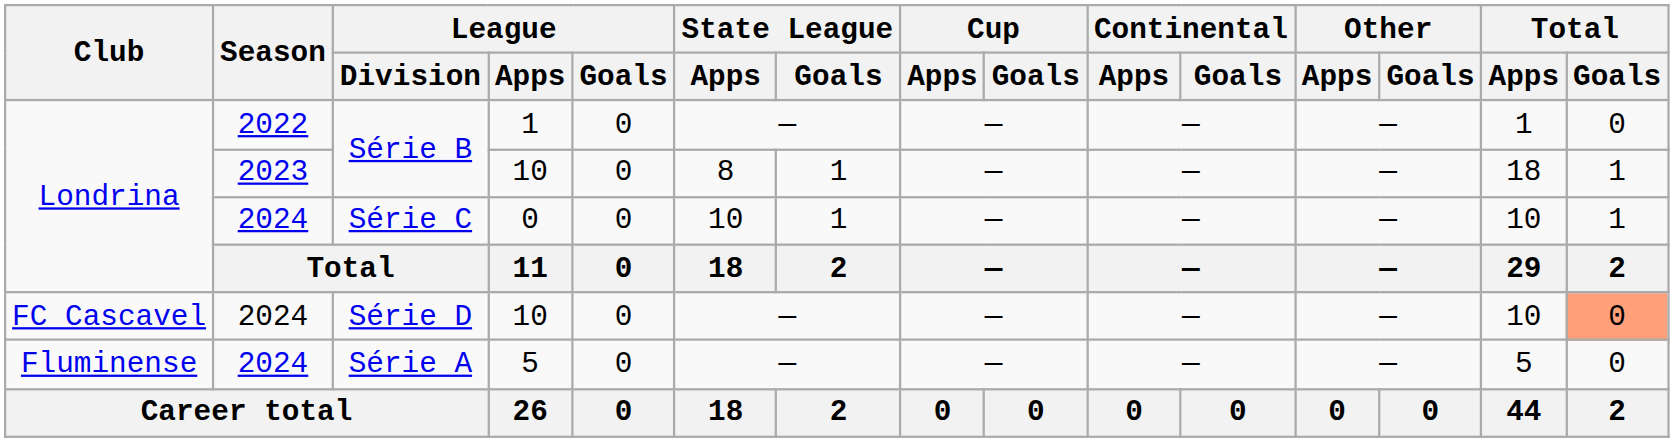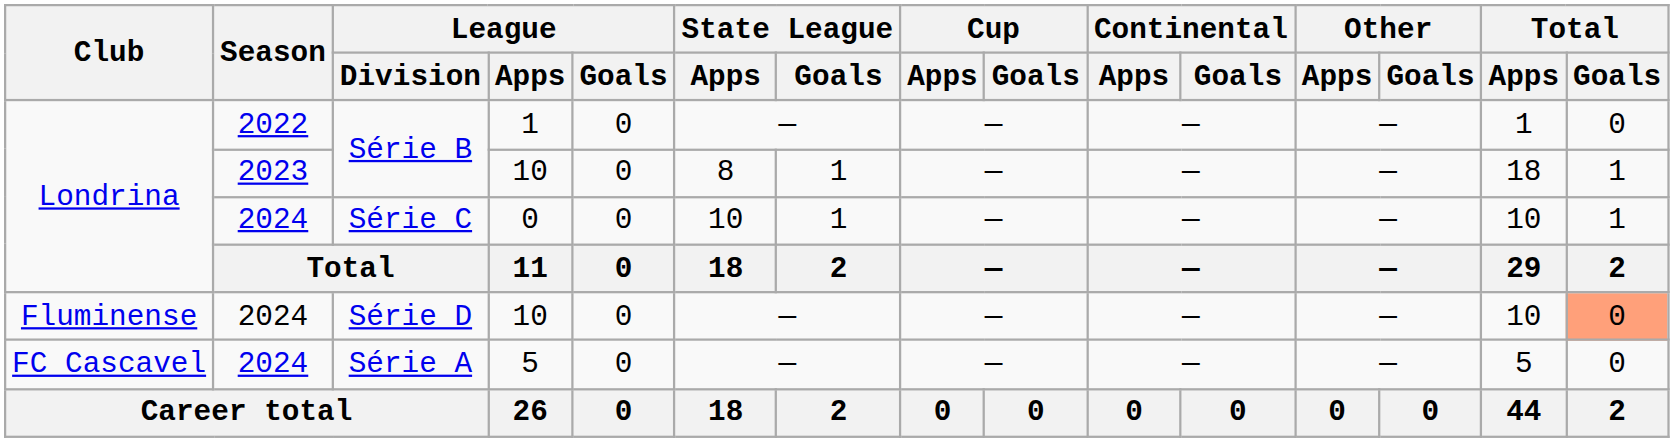(109, 316) FC Cascavel -> (109, 316) Fluminense
(109, 364) Fluminense -> (109, 364) FC Cascavel
